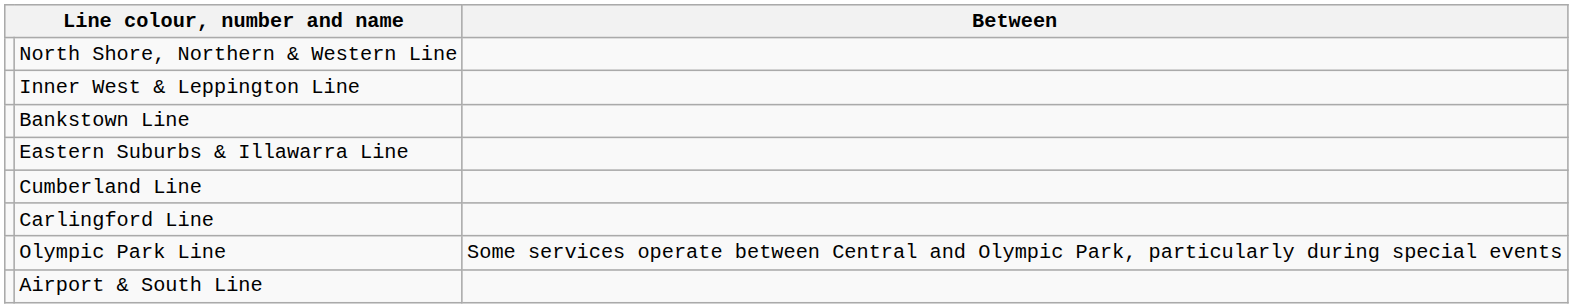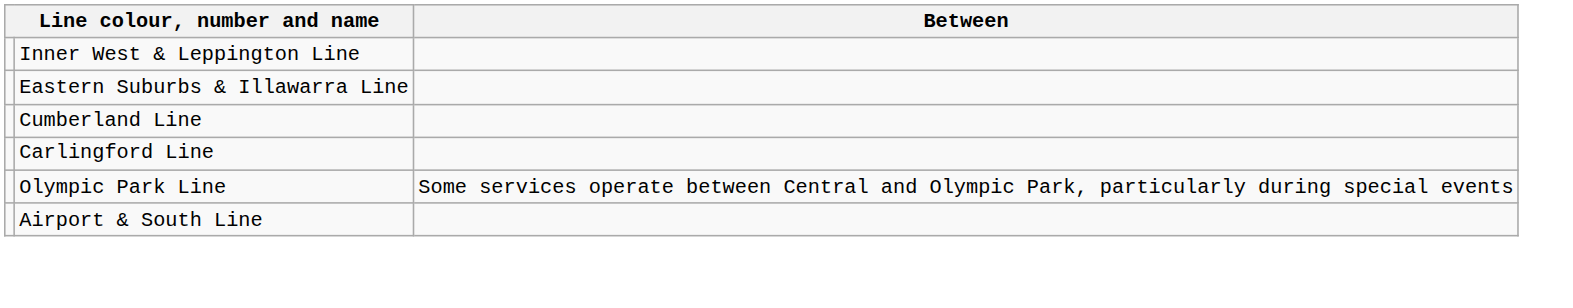- row: (238, 54)
- row: (104, 120)
